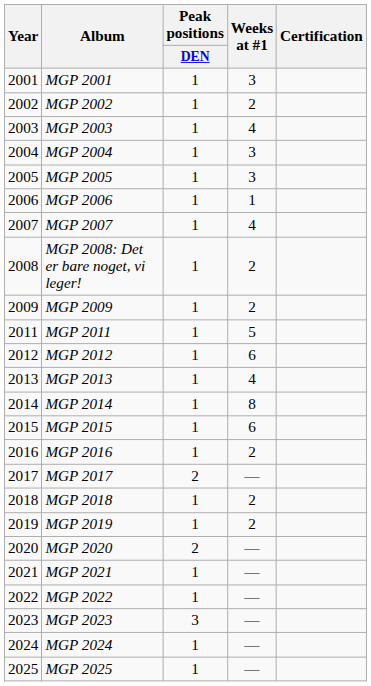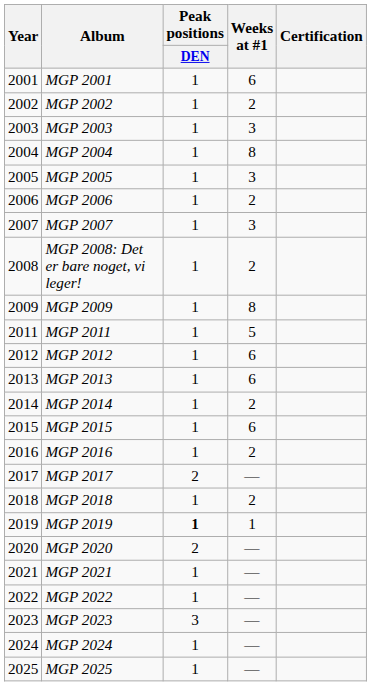(252, 80) 3 -> (252, 80) 6
(252, 128) 4 -> (252, 128) 3
(252, 152) 3 -> (252, 152) 8
(252, 200) 1 -> (252, 200) 2
(252, 224) 4 -> (252, 224) 3
(252, 307) 2 -> (252, 307) 8
(252, 379) 4 -> (252, 379) 6
(252, 403) 8 -> (252, 403) 2
(195, 524) normal -> (195, 524) bold
(252, 524) 2 -> (252, 524) 1
